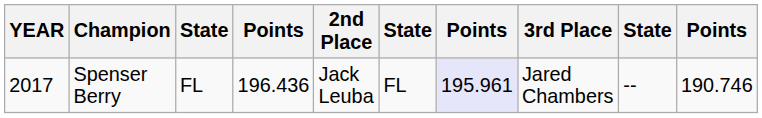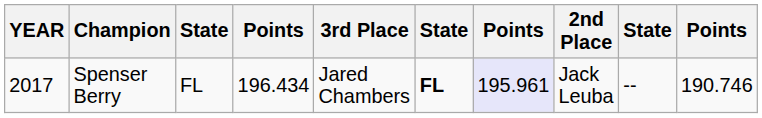columns swapped: (346, 31) <-> (568, 31)
(273, 85) 196.436 -> (273, 85) 196.434
(395, 85) normal -> (432, 85) bold
